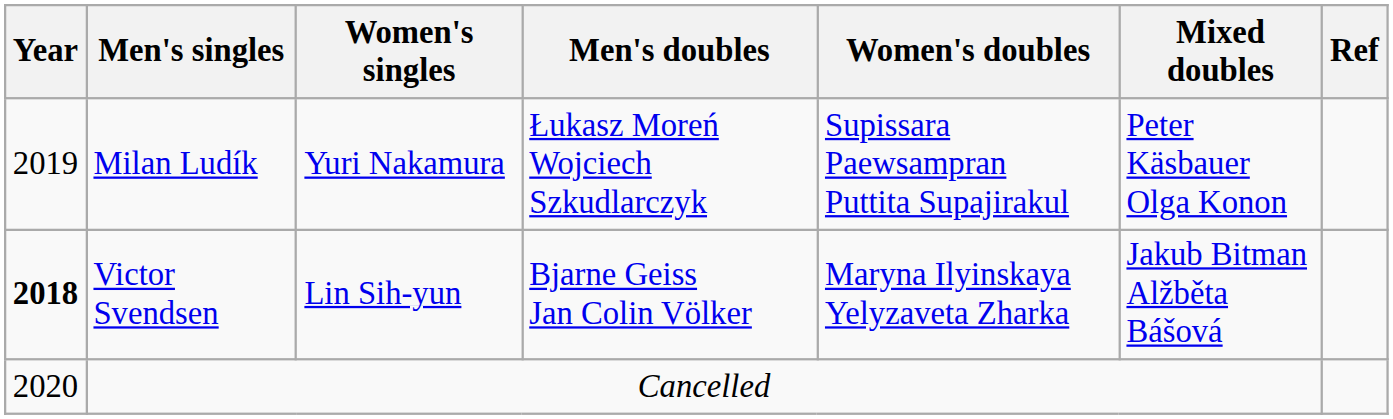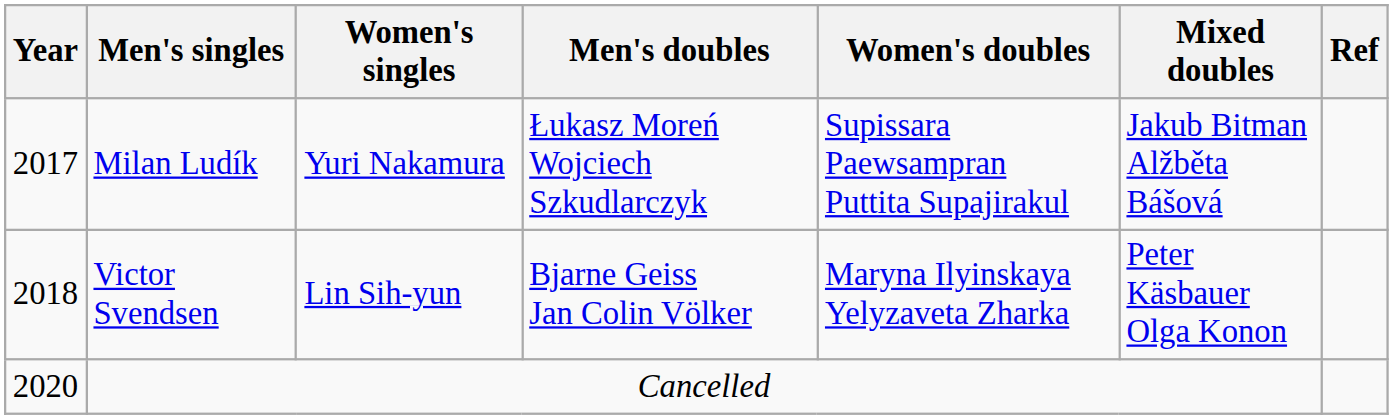(45, 162) 2019 -> (45, 162) 2017
(1207, 162) Peter Käsbauer Olga Konon -> (1217, 162) Jakub Bitman Alžběta Bášová
(45, 294) bold -> (45, 294) normal
(1217, 294) Jakub Bitman Alžběta Bášová -> (1207, 294) Peter Käsbauer Olga Konon
